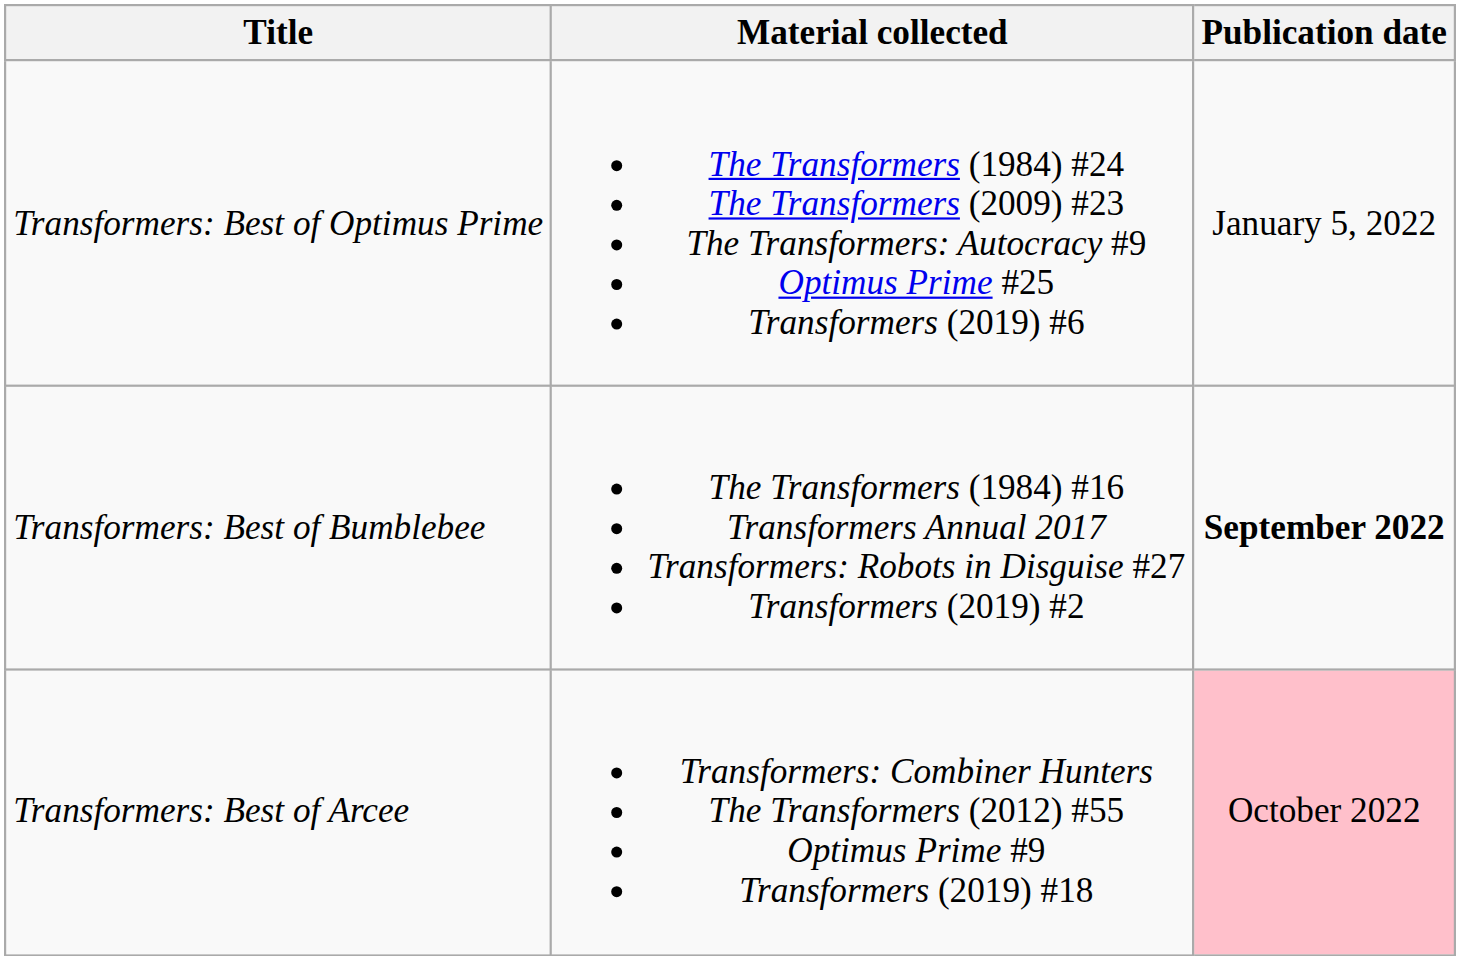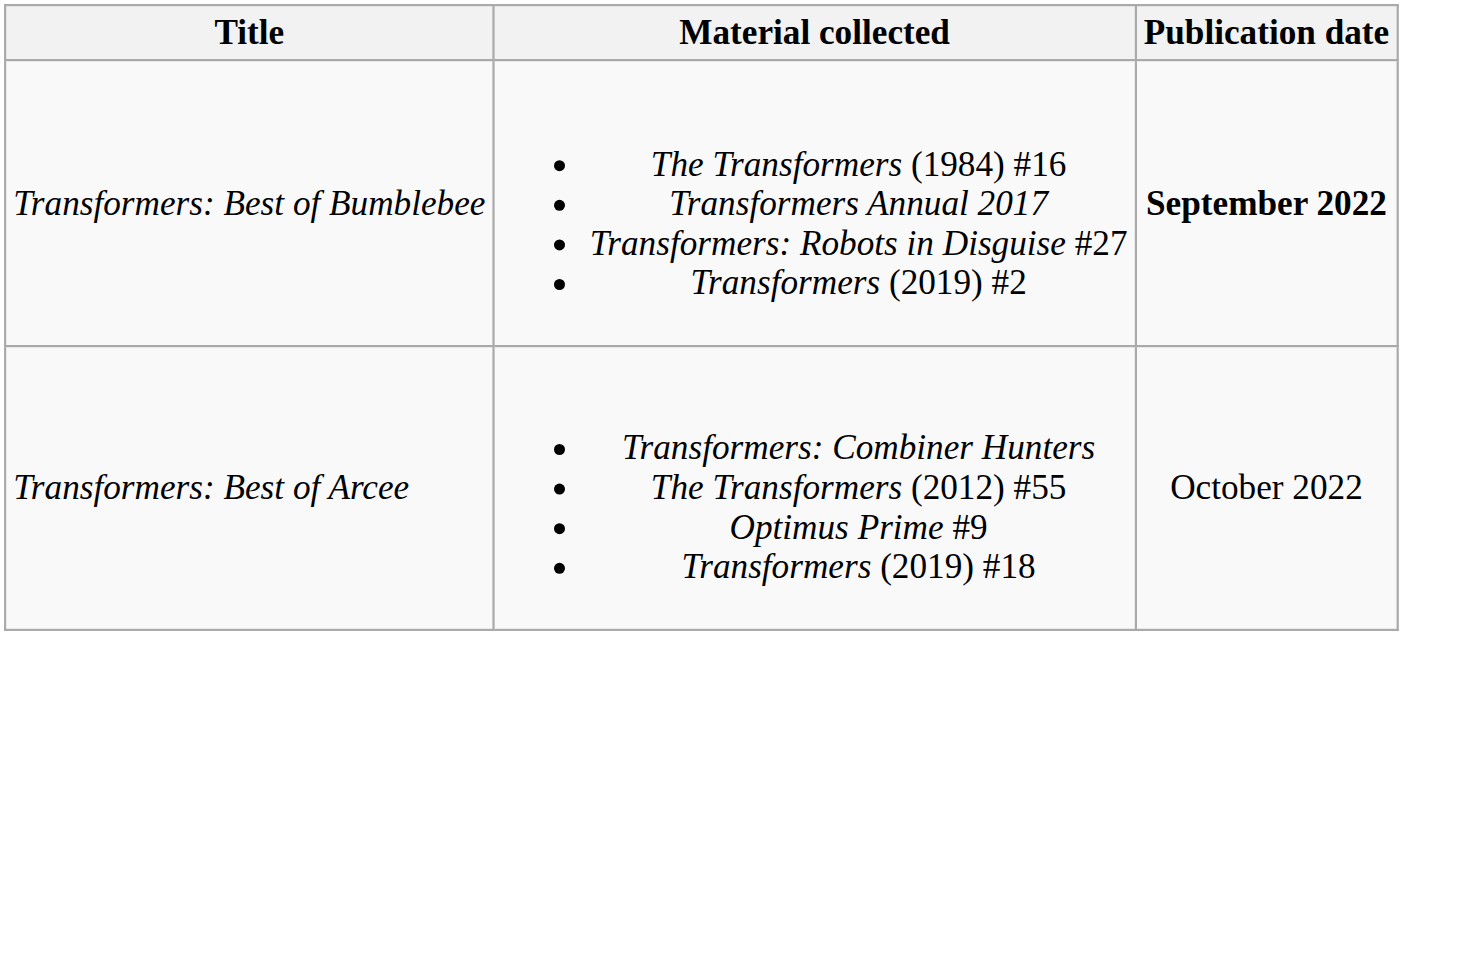- row: (278, 222)
(1324, 811) pink background -> (1266, 487) no background
